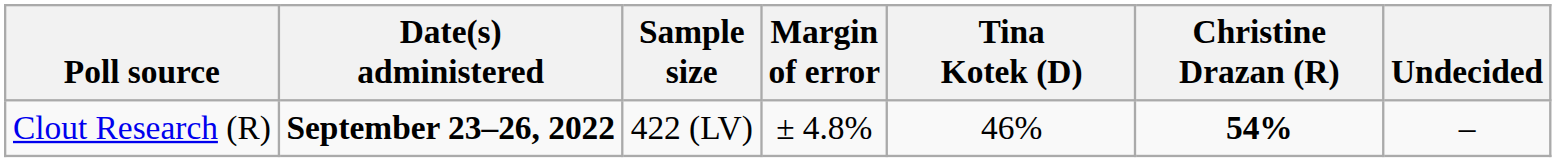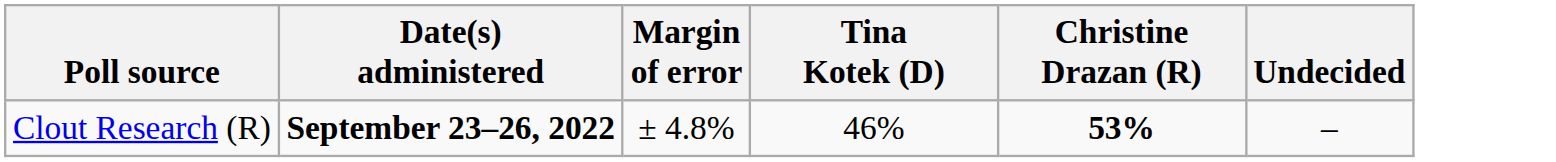- column: (692, 52)
(1259, 126) 54% -> (1122, 126) 53%
